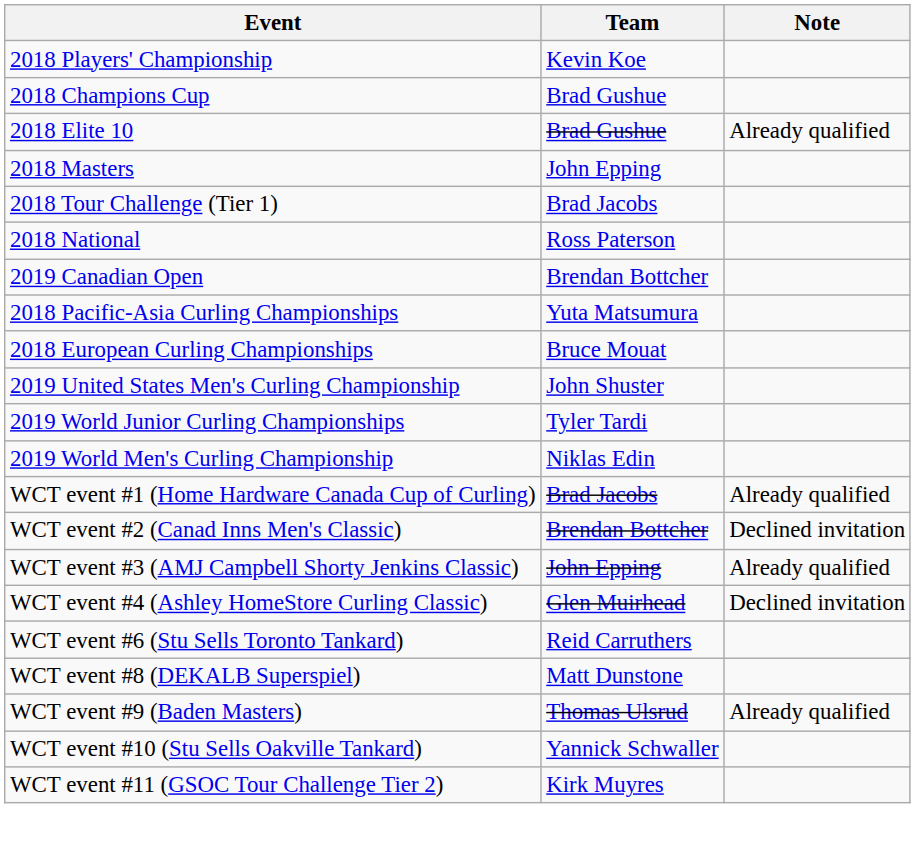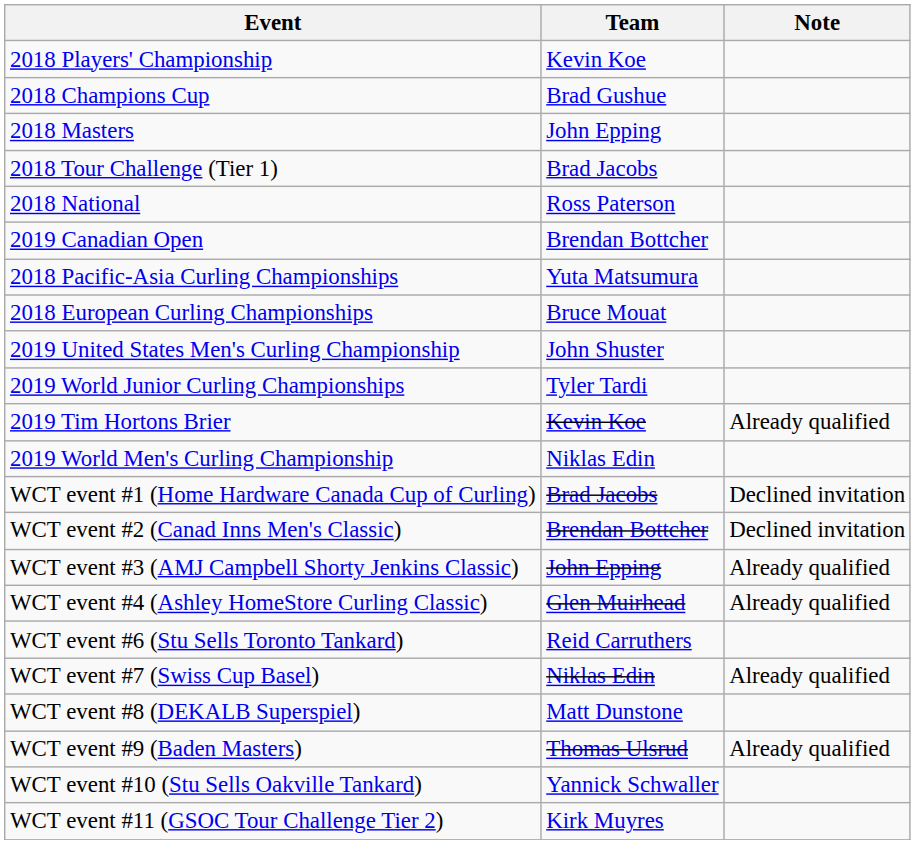- row: (72, 131)
+ row: (120, 421)
(810, 494) Already qualified -> (817, 494) Declined invitation
(817, 603) Declined invitation -> (810, 603) Already qualified
+ row: (165, 675)
